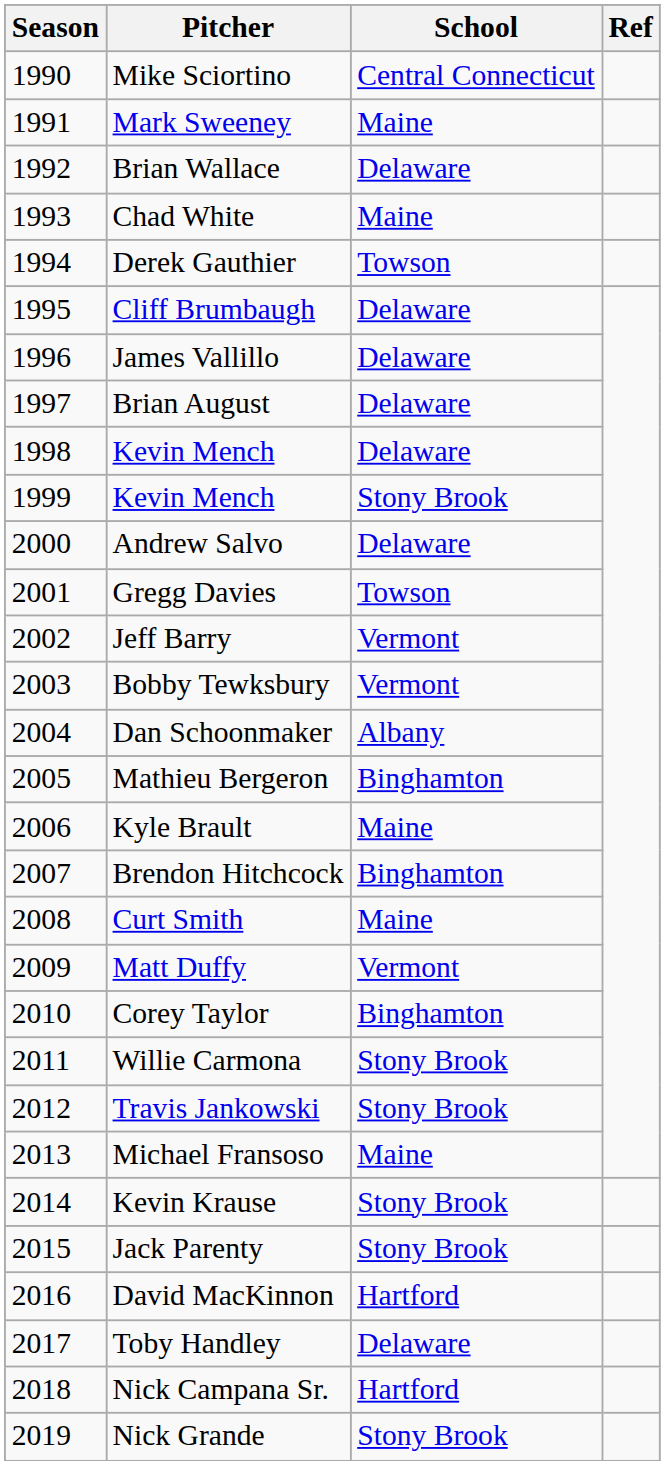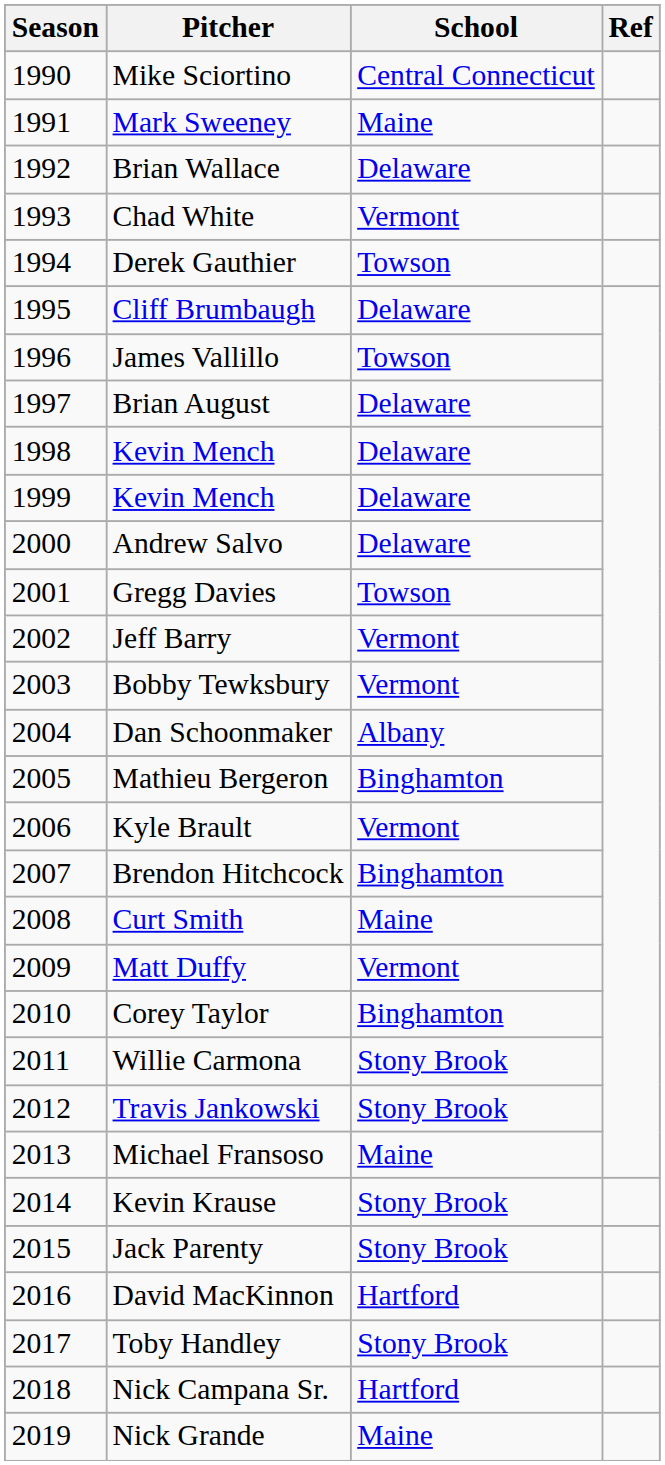(395, 215) Maine -> (408, 215) Vermont
(414, 356) Delaware -> (404, 356) Towson
(432, 497) Stony Brook -> (414, 497) Delaware
(395, 826) Maine -> (408, 826) Vermont
(414, 1342) Delaware -> (432, 1342) Stony Brook
(432, 1436) Stony Brook -> (395, 1436) Maine
